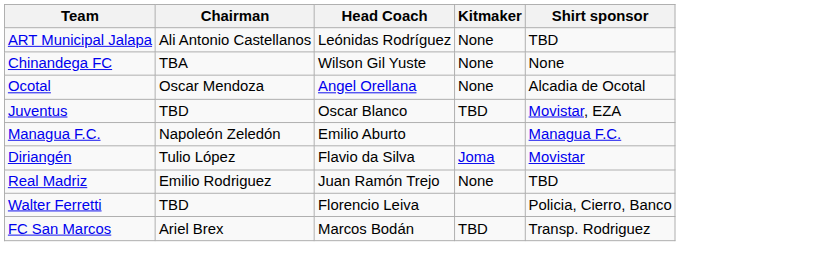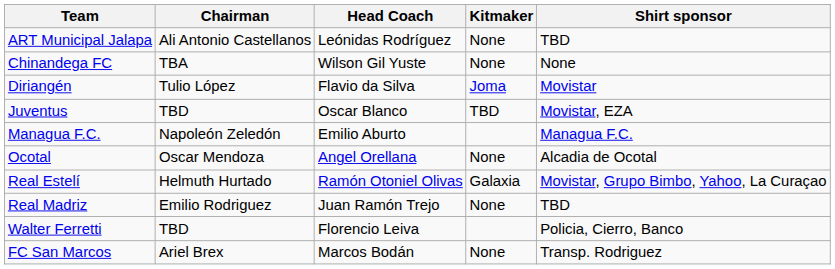rows swapped: (40, 157) <-> (29, 87)
+ row: (44, 181)
(473, 228) TBD -> (487, 252) None
